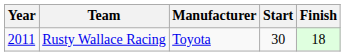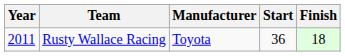(278, 39) 30 -> (278, 39) 36
